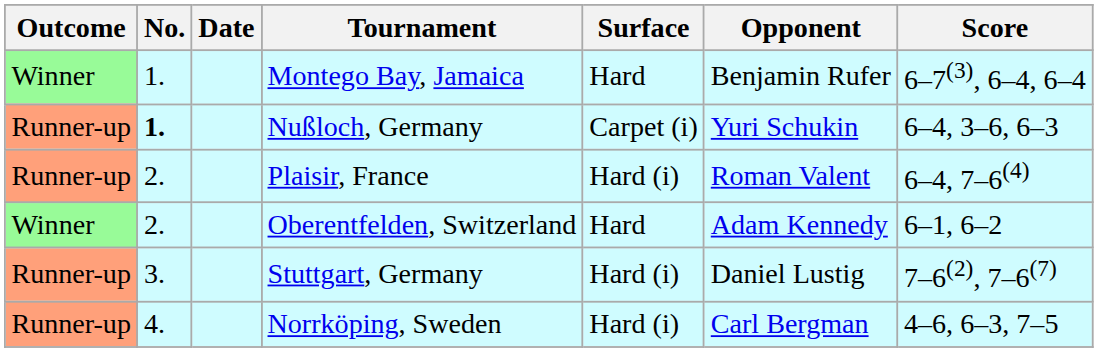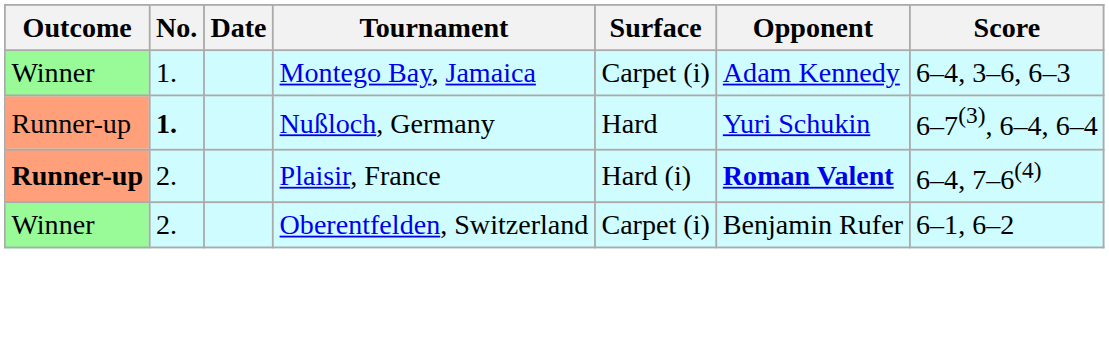(617, 76) Hard -> (656, 72) Carpet (i)
(801, 76) Benjamin Rufer -> (811, 72) Adam Kennedy
(995, 76) 6–7(3), 6–4, 6–4 -> (993, 72) 6–4, 3–6, 6–3
(644, 125) Carpet (i) -> (629, 121) Hard
(981, 125) 6–4, 3–6, 6–3 -> (1007, 121) 6–7(3), 6–4, 6–4
(71, 174) normal -> (77, 174) bold
(790, 174) normal -> (808, 174) bold
(617, 224) Hard -> (656, 224) Carpet (i)
(799, 224) Adam Kennedy -> (813, 224) Benjamin Rufer
- row: (375, 273)
- row: (385, 322)
